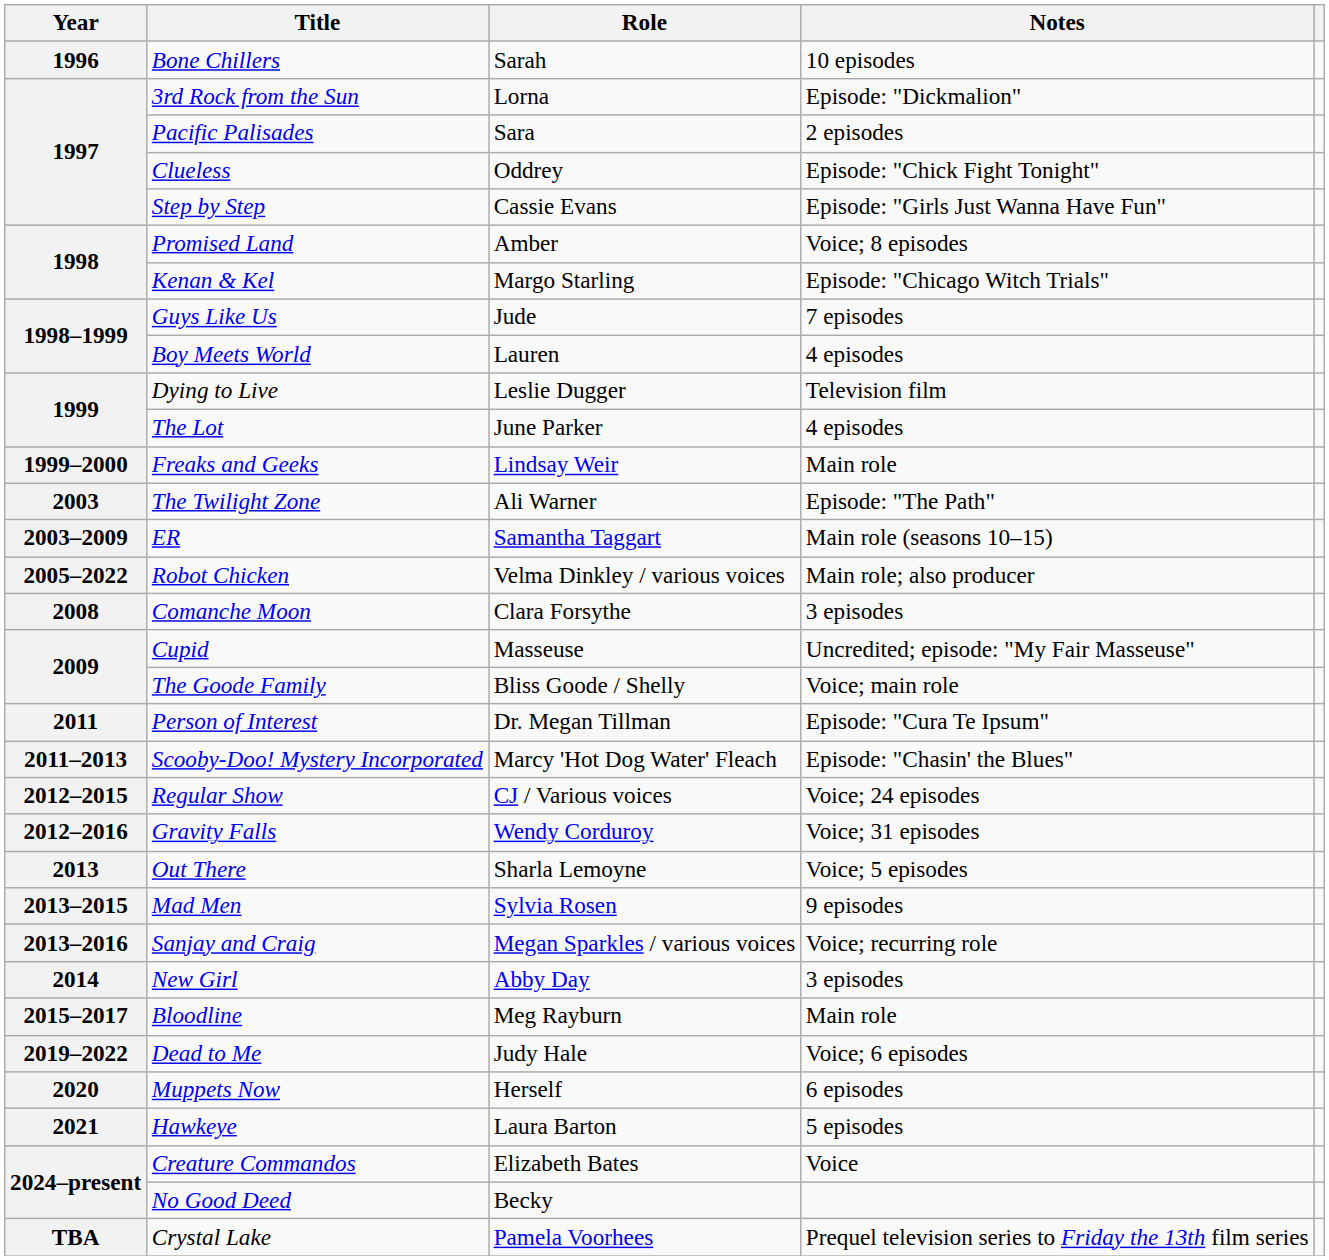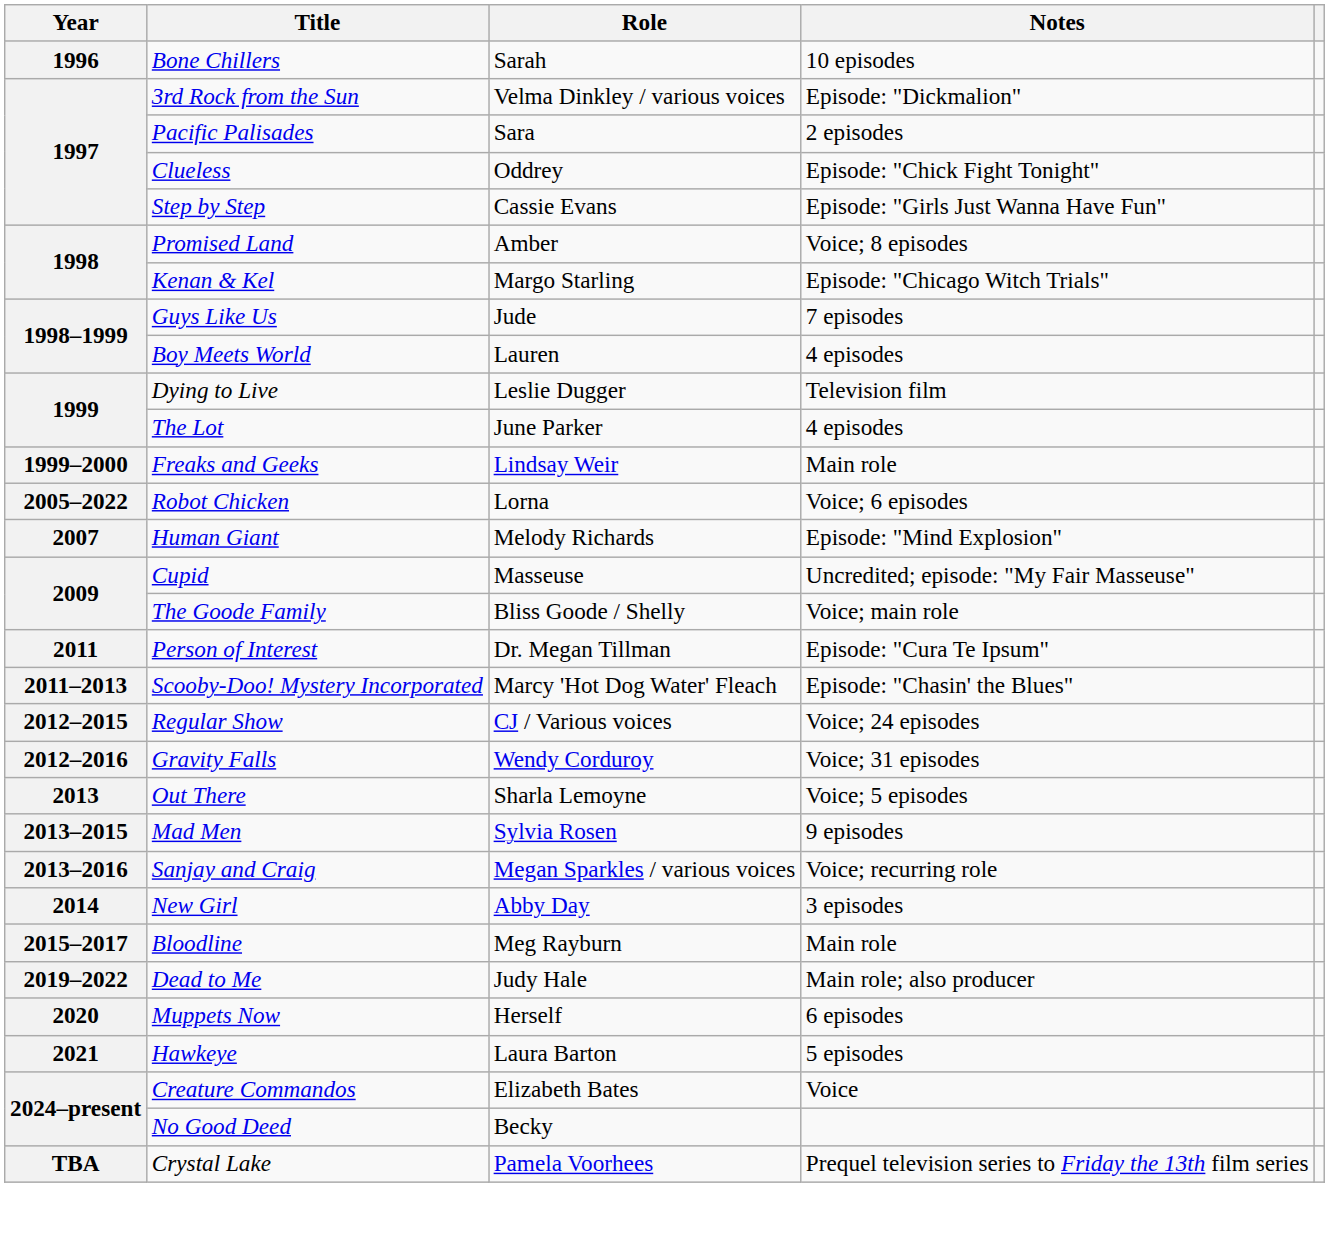(521, 96) Lorna -> (639, 96) Velma Dinkley / various voices
- row: (236, 501)
- row: (166, 538)
(639, 574) Velma Dinkley / various voices -> (521, 501) Lorna
(920, 574) Main role; also producer -> (887, 501) Voice; 6 episodes
+ row: (215, 538)
- row: (231, 611)
(887, 1053) Voice; 6 episodes -> (920, 979) Main role; also producer
